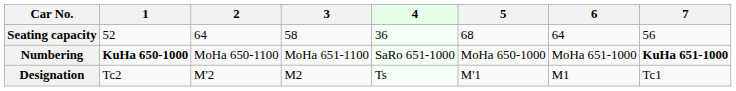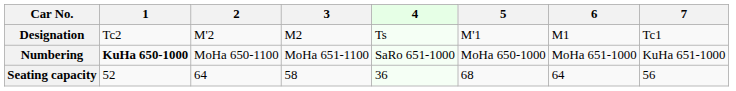rows swapped: (52, 75) <-> (52, 34)
(685, 55) bold -> (684, 55) normal
